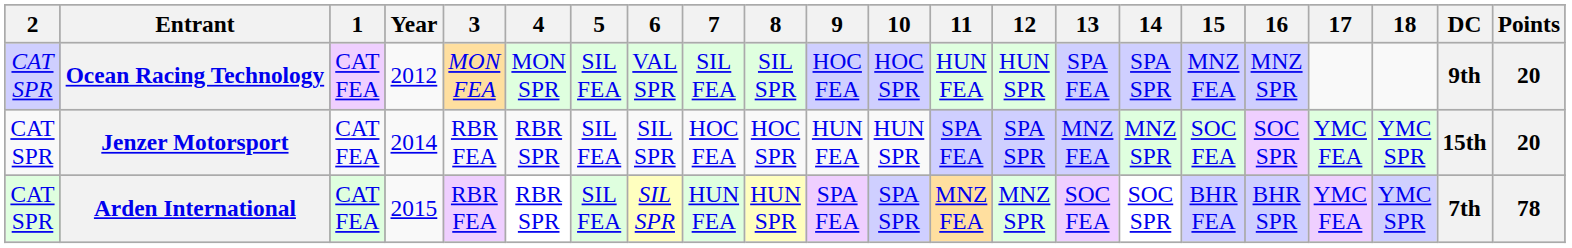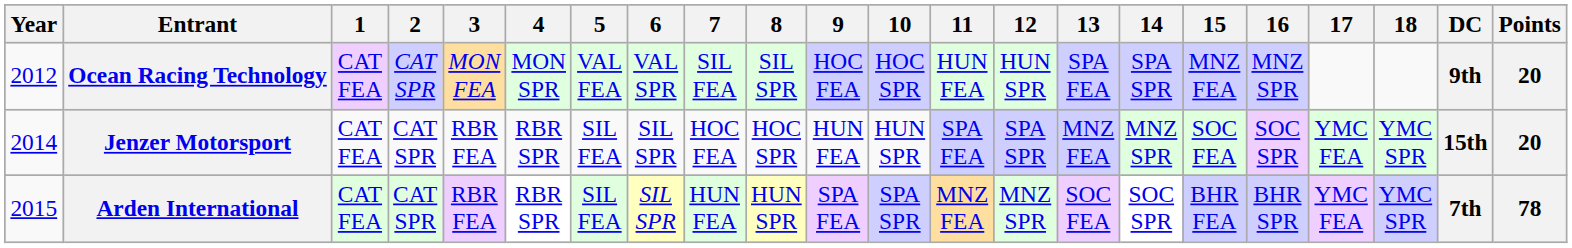columns swapped: (414, 23) <-> (32, 23)
(599, 75) SIL FEA -> (600, 75) VAL FEA
